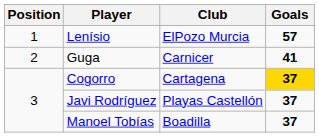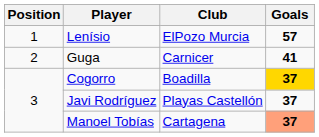(194, 79) Cartagena -> (186, 79) Boadilla
(186, 121) Boadilla -> (194, 121) Cartagena
(290, 121) no background -> (290, 121) lightsalmon background
